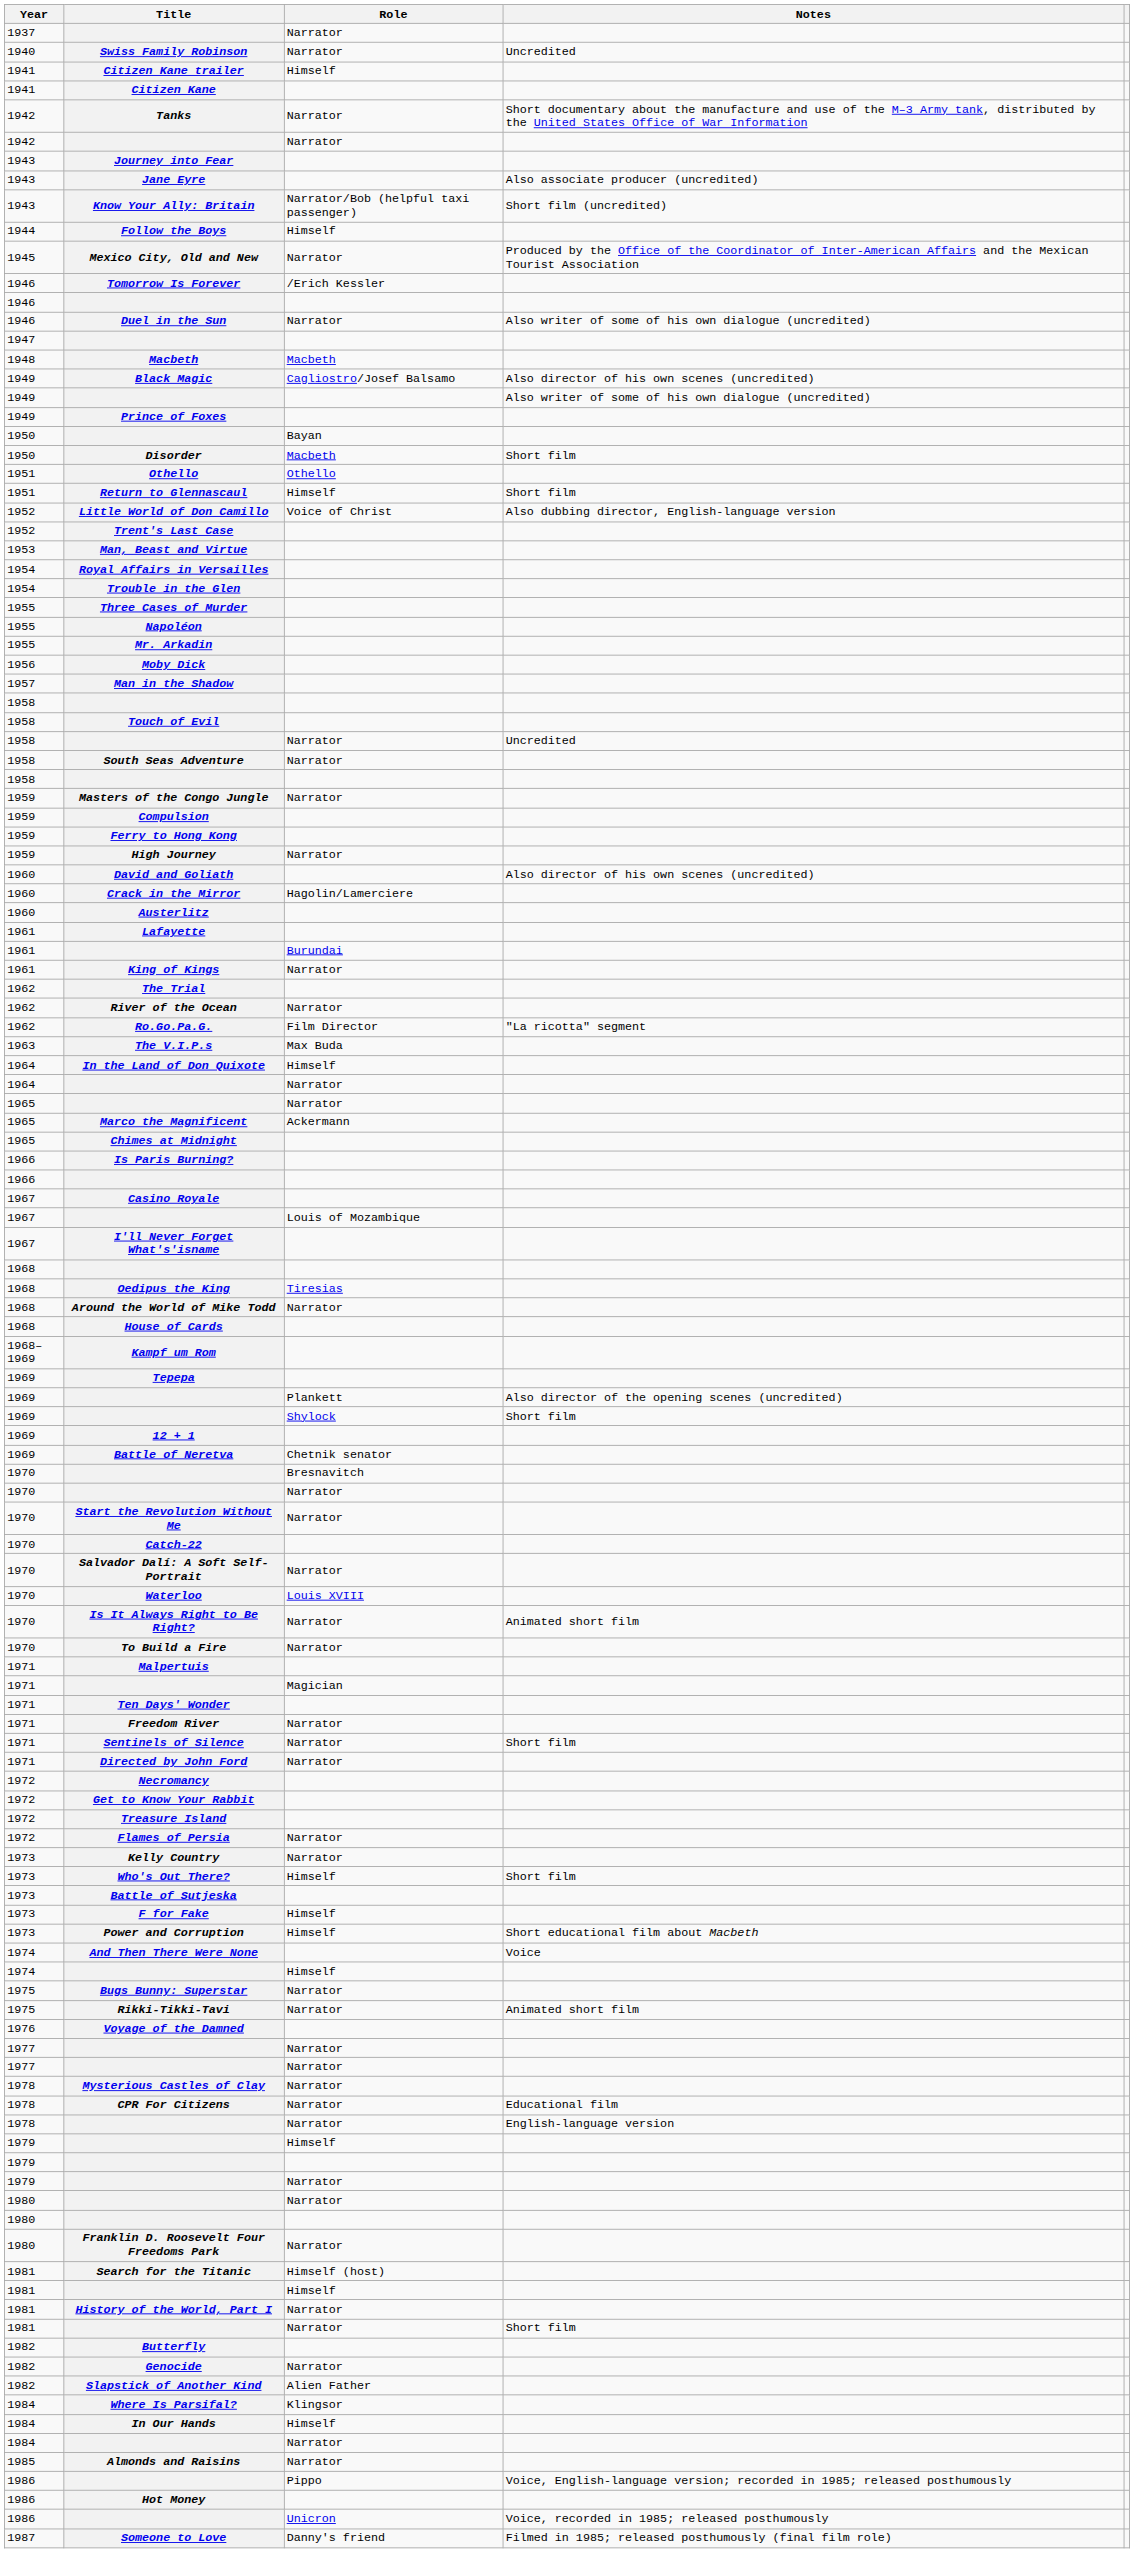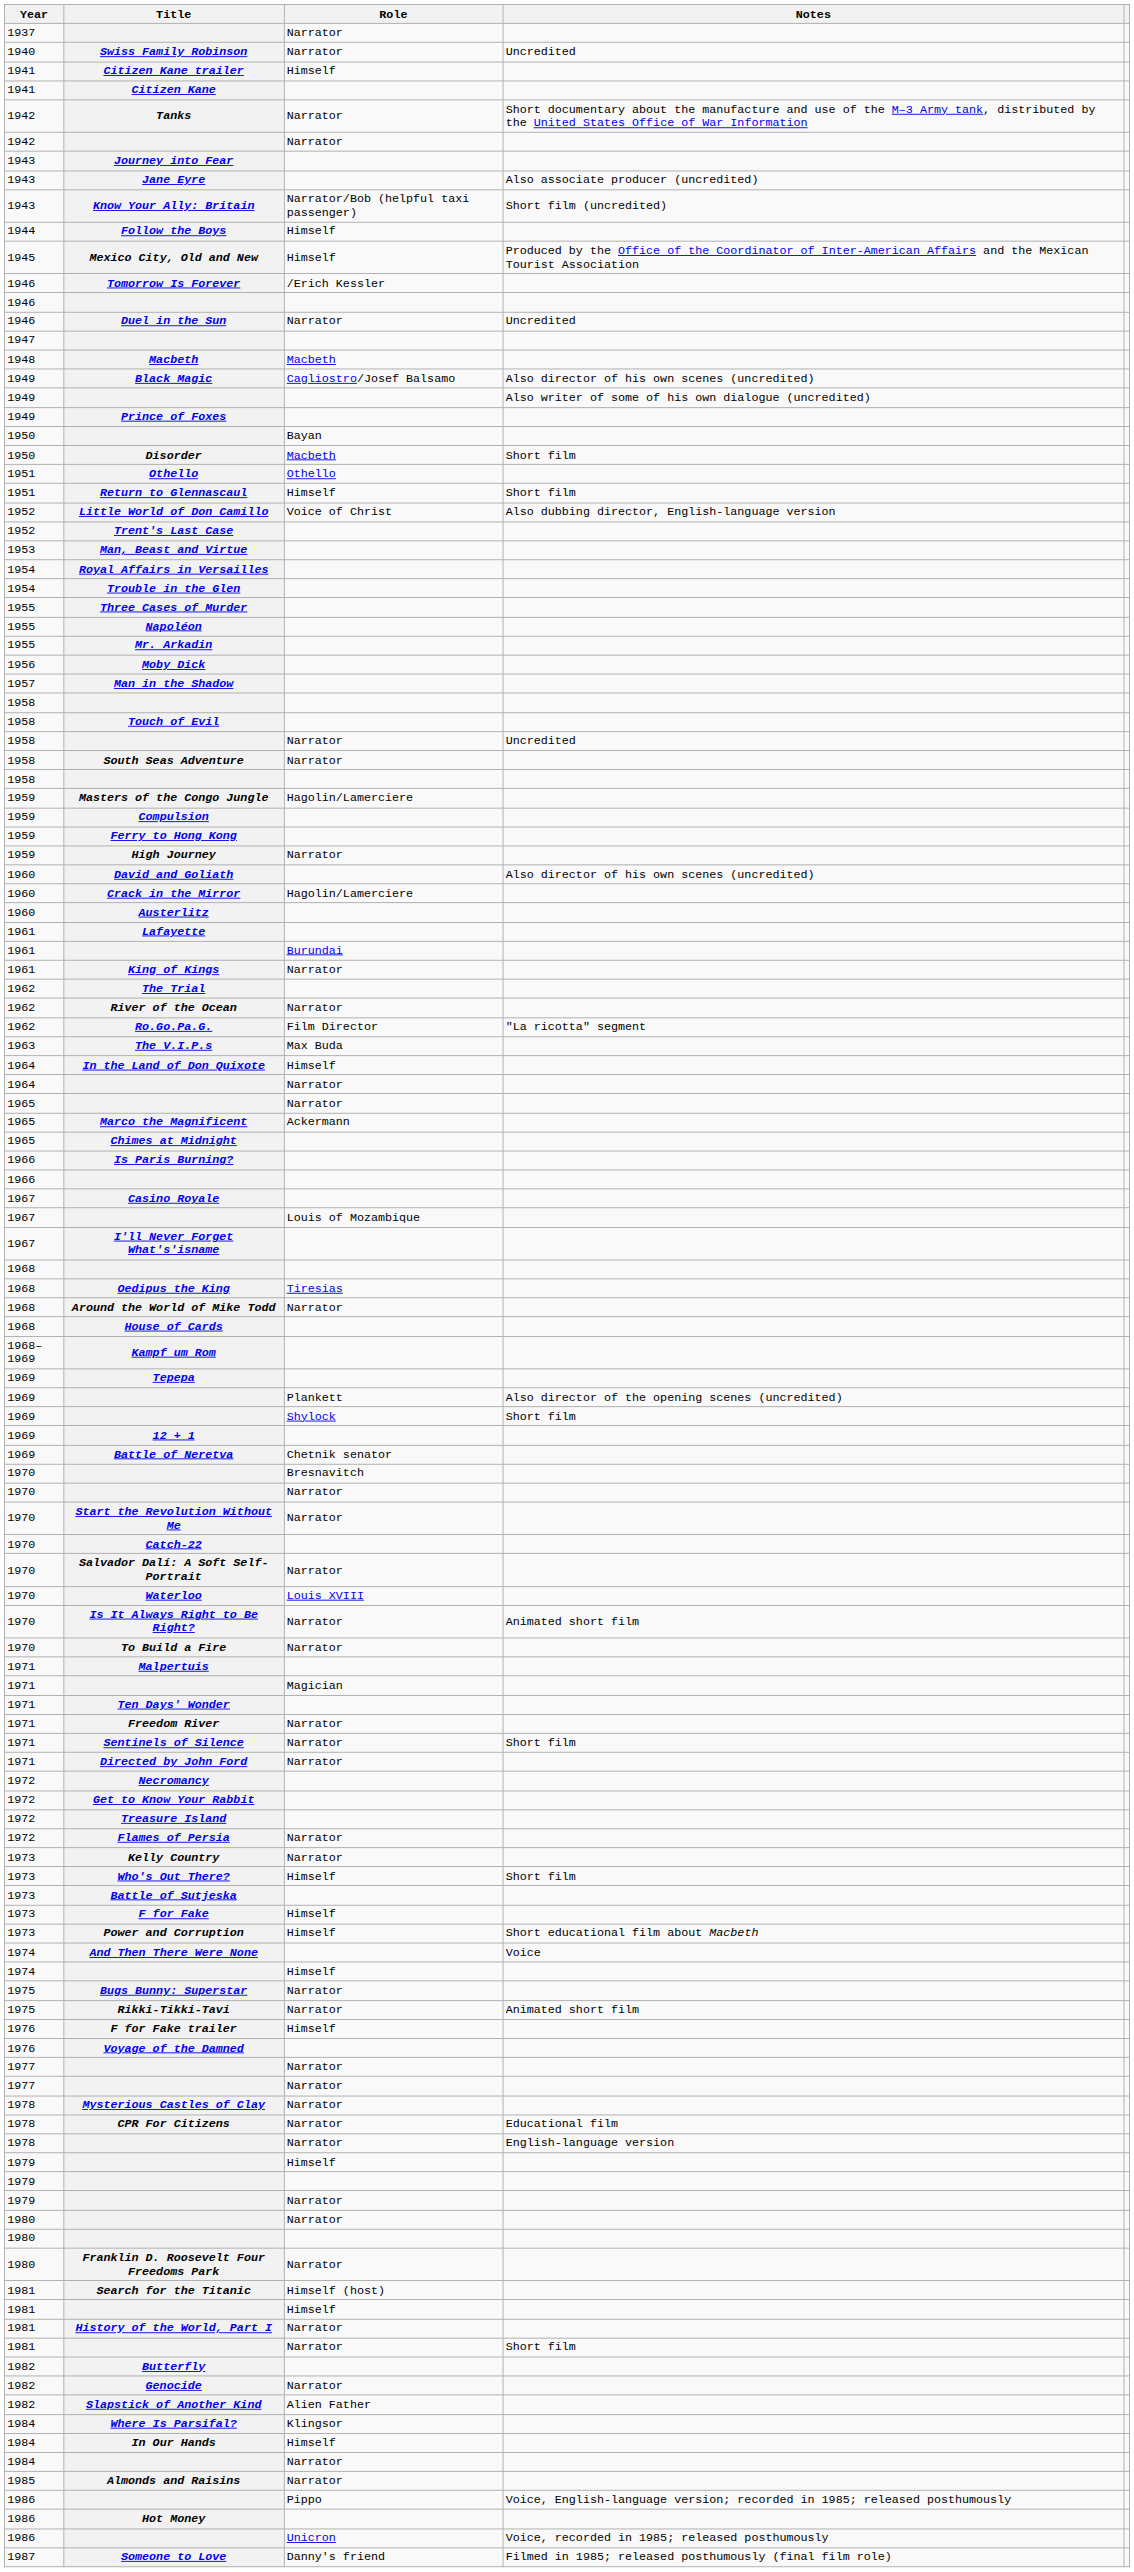(315, 257) Narrator -> (311, 257) Himself
(688, 321) Also writer of some of his own dialogue (uncredited) -> (541, 321) Uncredited
(315, 798) Narrator -> (350, 798) Hagolin/Lamerciere
+ row: (21, 2029)
